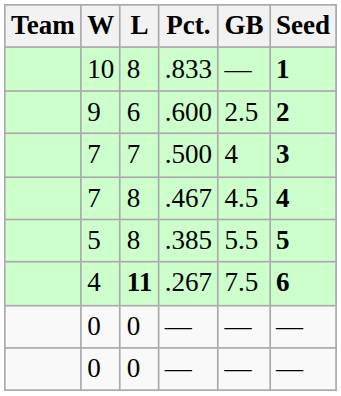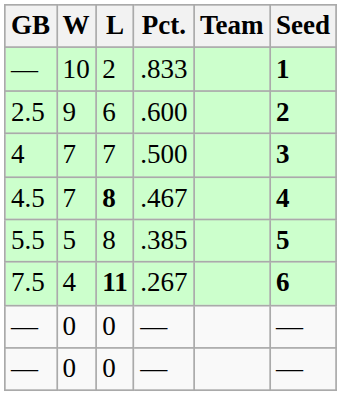columns swapped: (43, 25) <-> (244, 25)
(133, 68) 8 -> (109, 68) 2
(133, 197) normal -> (109, 197) bold
